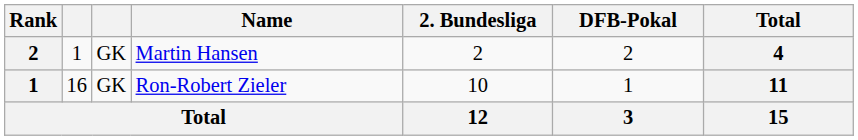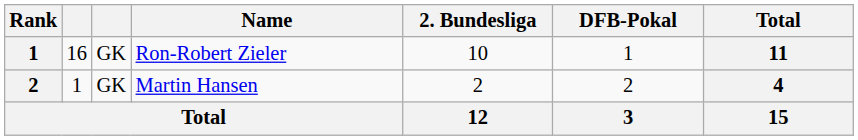rows swapped: (211, 85) <-> (197, 53)
